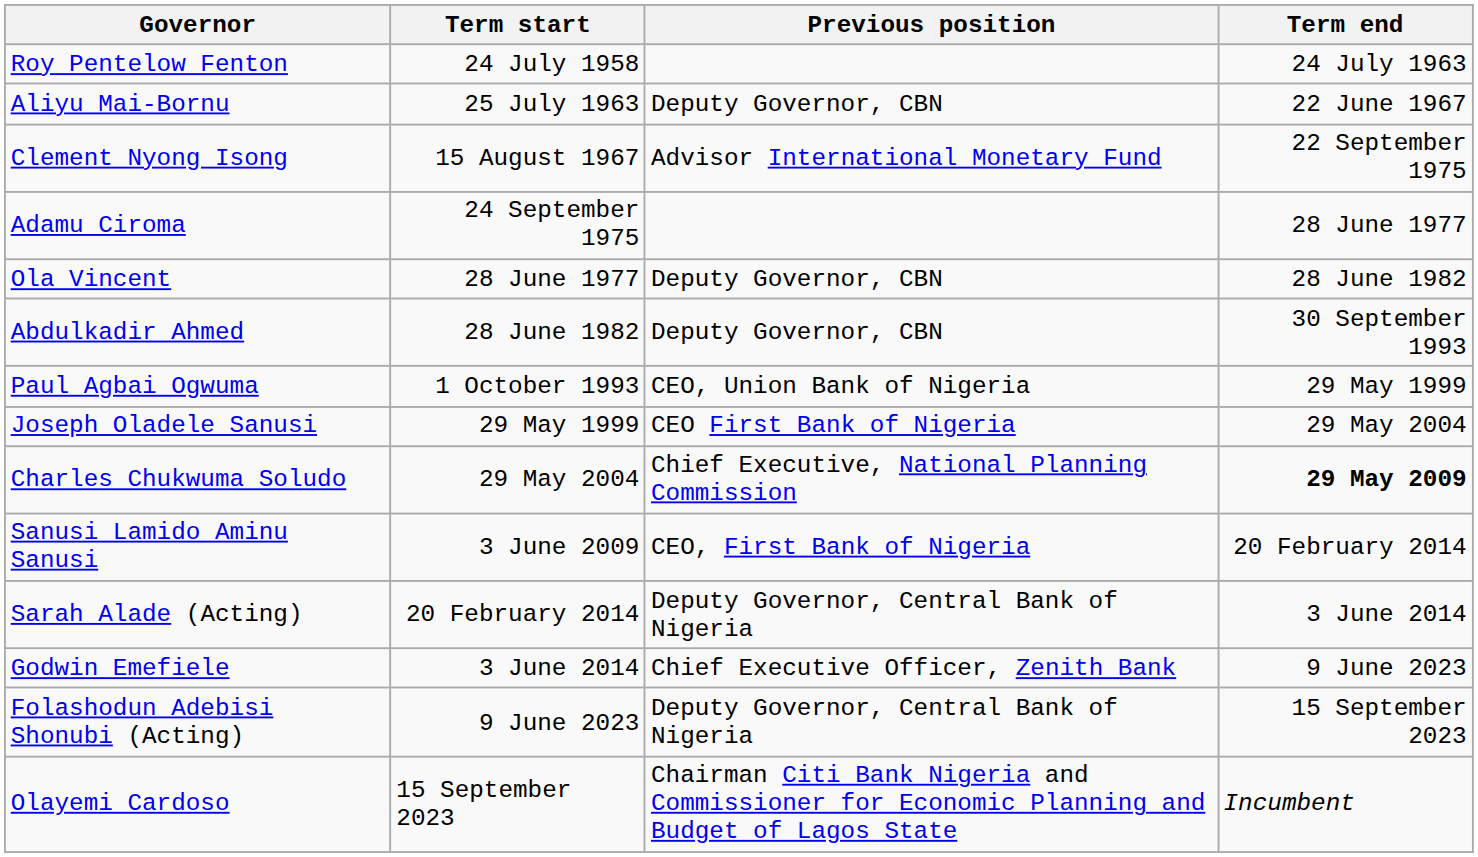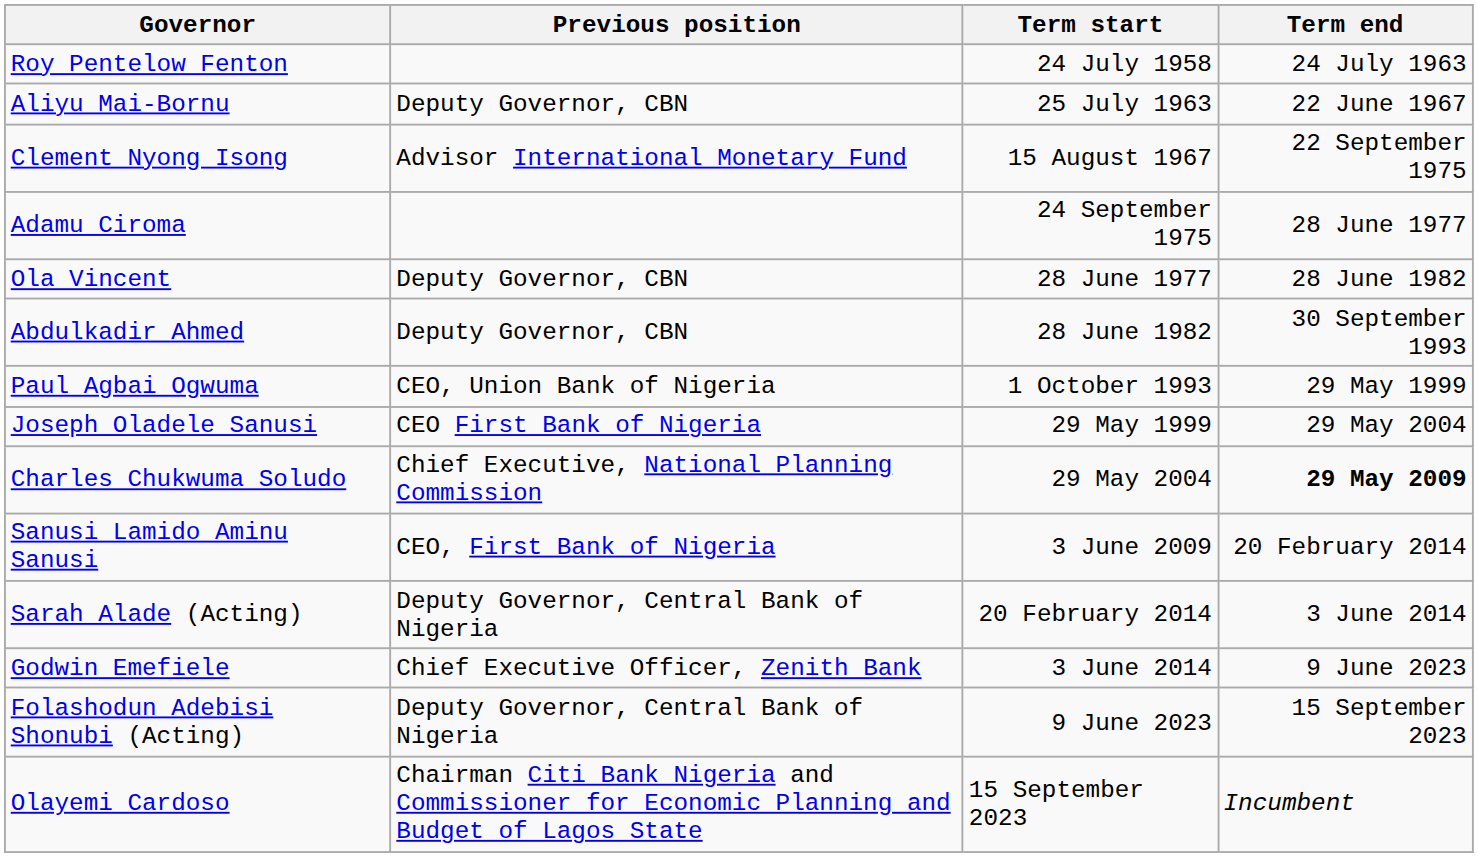columns swapped: (931, 25) <-> (518, 25)
